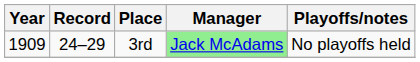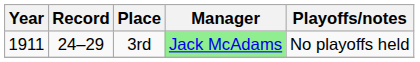(27, 44) 1909 -> (26, 44) 1911
